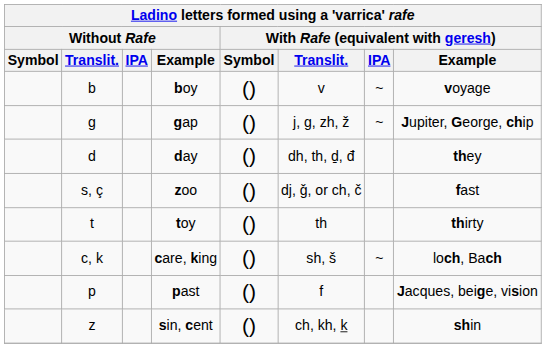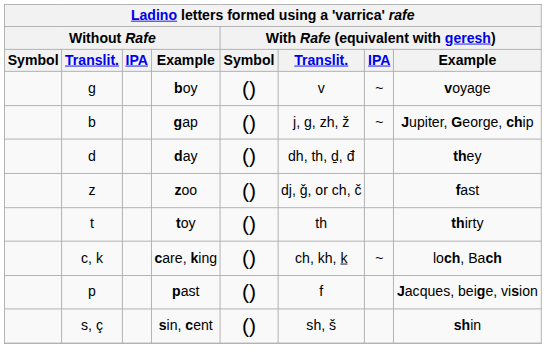(92, 88) b -> (92, 88) g
(92, 122) g -> (92, 122) b
(92, 190) s, ç -> (92, 190) z
(321, 258) sh, š -> (321, 258) ch, kh, k
(92, 326) z -> (92, 326) s, ç
(321, 326) ch, kh, k -> (321, 326) sh, š
